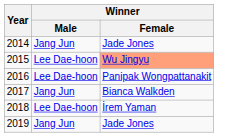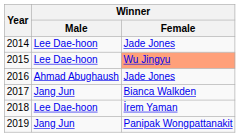(54, 44) Jang Jun -> (66, 44) Lee Dae-hoon
(66, 76) Lee Dae-hoon -> (76, 76) Ahmad Abughaush
(157, 76) Panipak Wongpattanakit -> (149, 76) Jade Jones
(128, 124) Jade Jones -> (178, 124) Panipak Wongpattanakit
